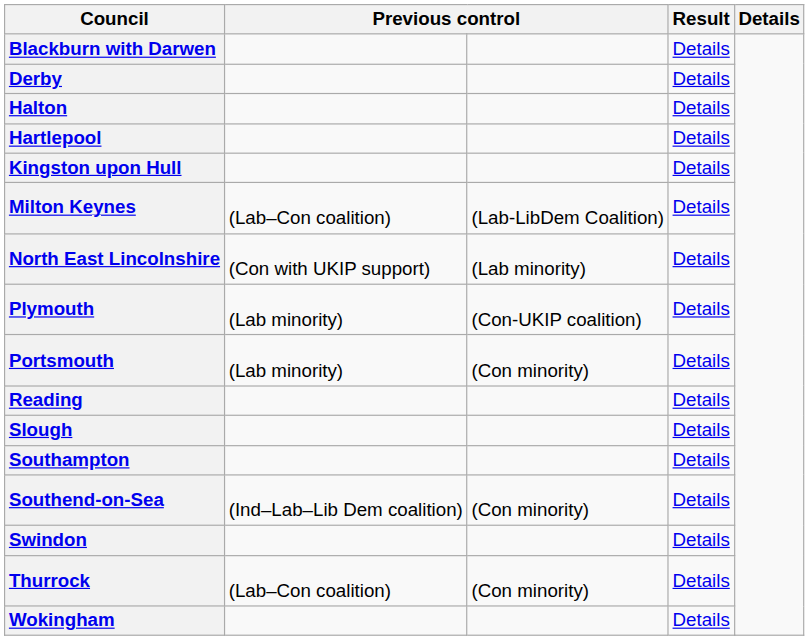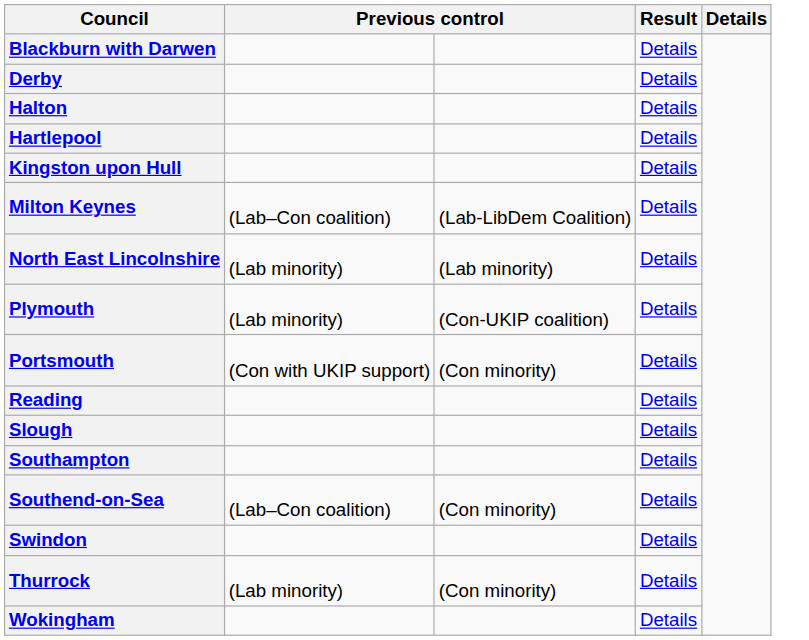(329, 269) (Con with UKIP support) -> (286, 269) (Lab minority)
(286, 370) (Lab minority) -> (329, 370) (Con with UKIP support)
(346, 510) (Ind–Lab–Lib Dem coalition) -> (310, 510) (Lab–Con coalition)
(310, 591) (Lab–Con coalition) -> (286, 591) (Lab minority)
